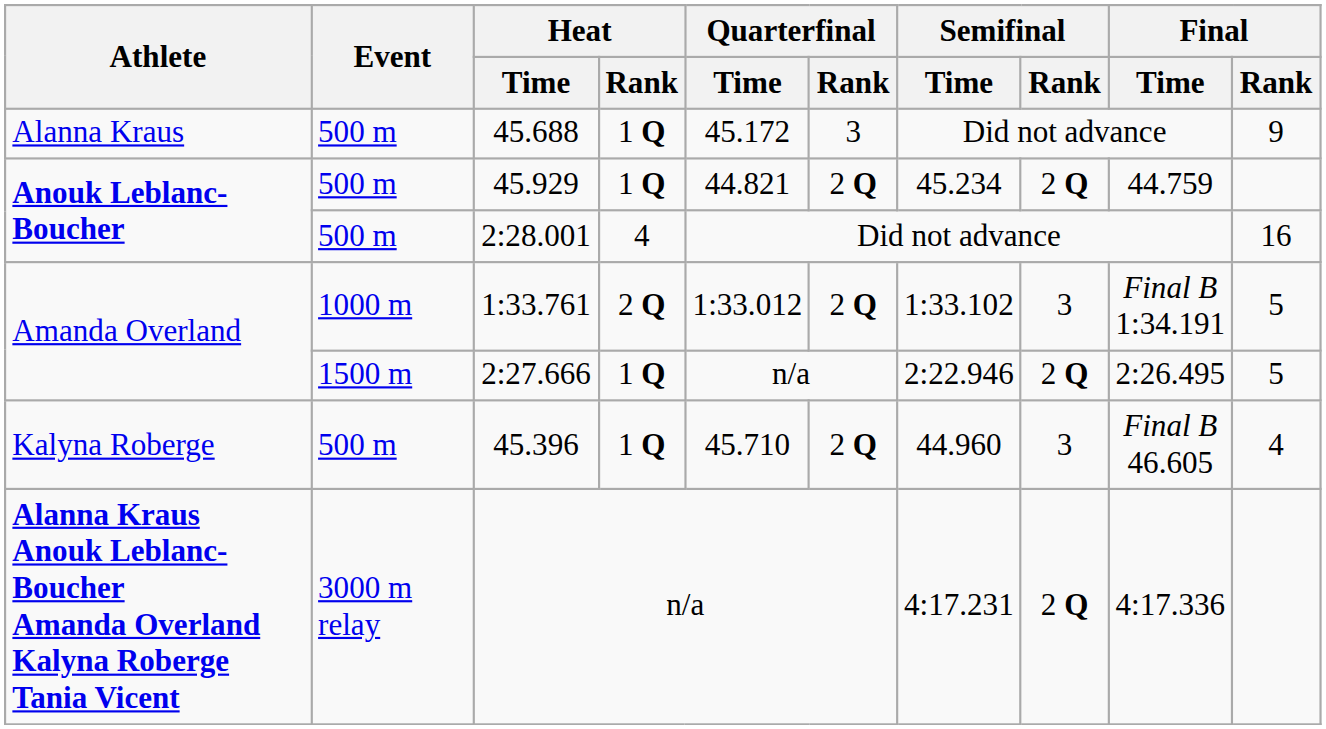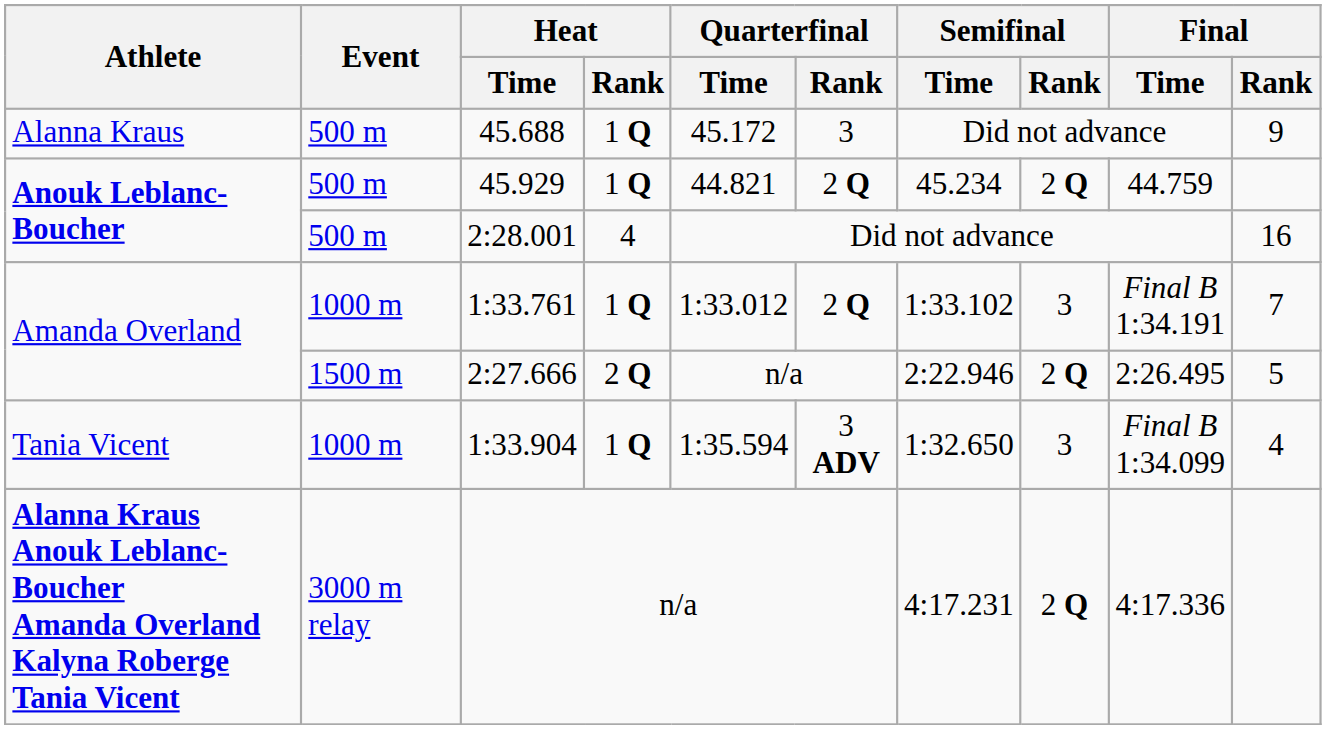(642, 305) 2 Q -> (628, 305) 1 Q
(1276, 305) 5 -> (1276, 305) 7
(642, 375) 1 Q -> (628, 375) 2 Q
- row: (536, 444)
+ row: (522, 444)
